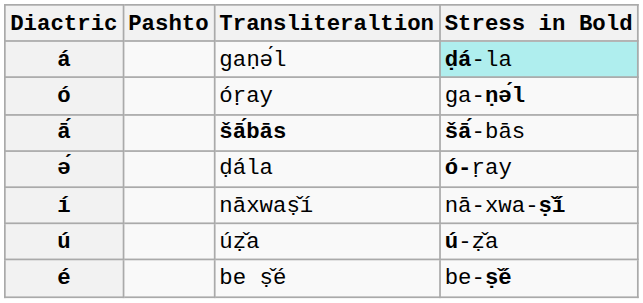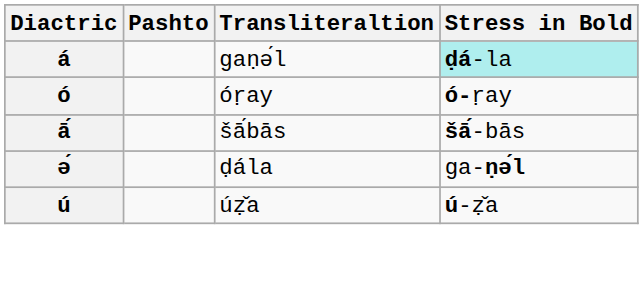(485, 96) ga-ṇә́l -> (478, 96) ó-ṛay
(253, 132) bold -> (253, 132) normal
(478, 169) ó-ṛay -> (485, 169) ga-ṇә́l
- row: (64, 205)
- row: (64, 278)
